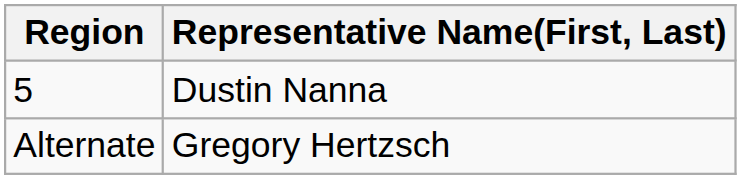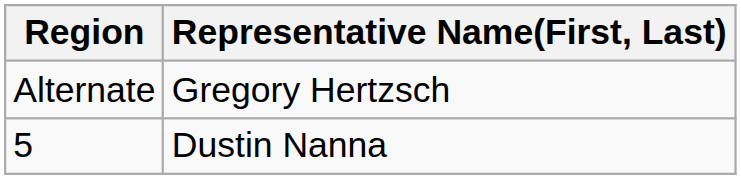rows swapped: (23, 88) <-> (84, 145)
